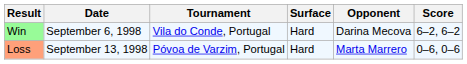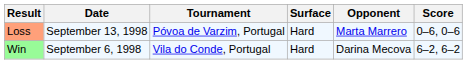rows swapped: (17, 31) <-> (19, 49)
